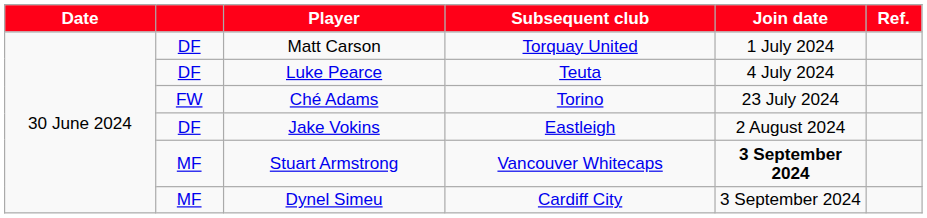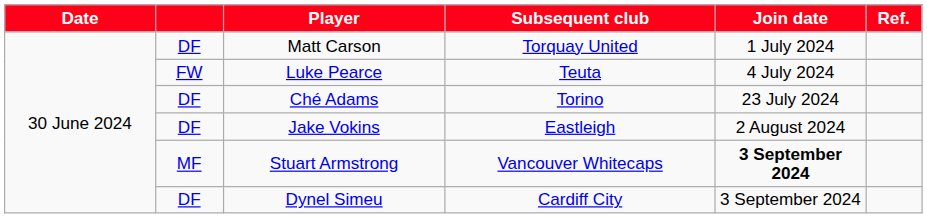(189, 73) DF -> (189, 73) FW
(189, 100) FW -> (189, 100) DF
(189, 200) MF -> (189, 200) DF
